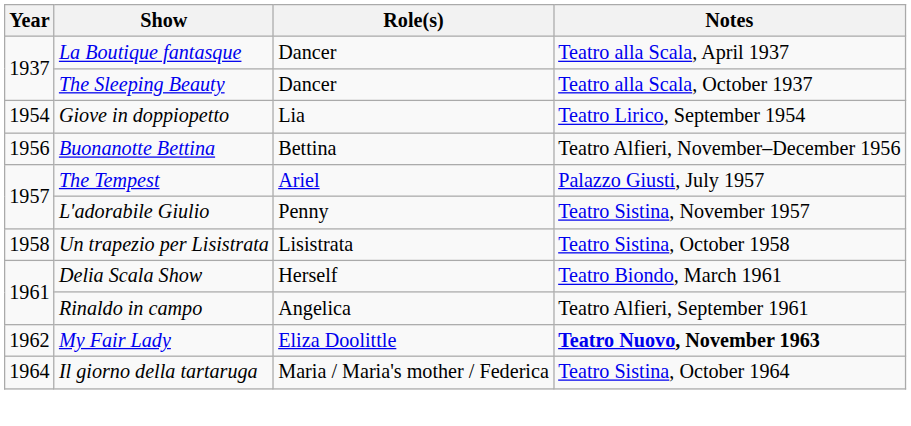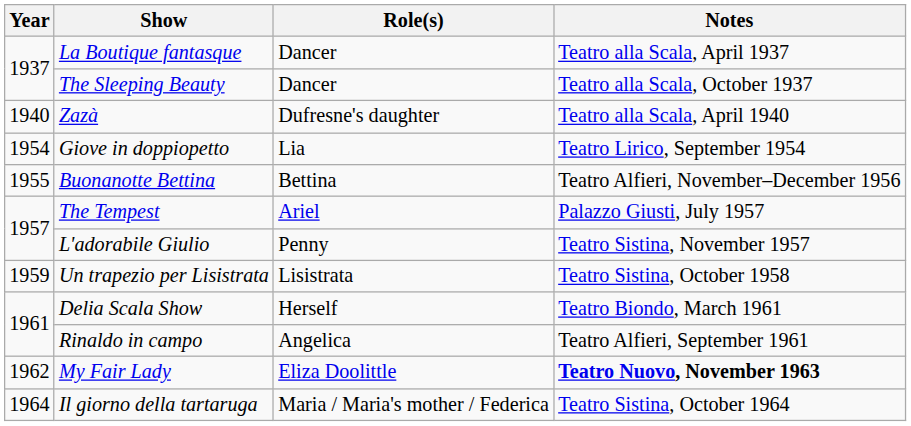+ row: (78, 116)
(29, 148) 1956 -> (29, 180) 1955
(29, 244) 1958 -> (29, 276) 1959
